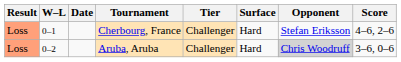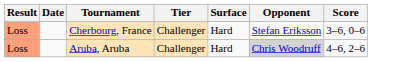- column: (54, 13)
(375, 30) 4–6, 2–6 -> (346, 30) 3–6, 0–6
(375, 48) 3–6, 0–6 -> (346, 48) 4–6, 2–6
